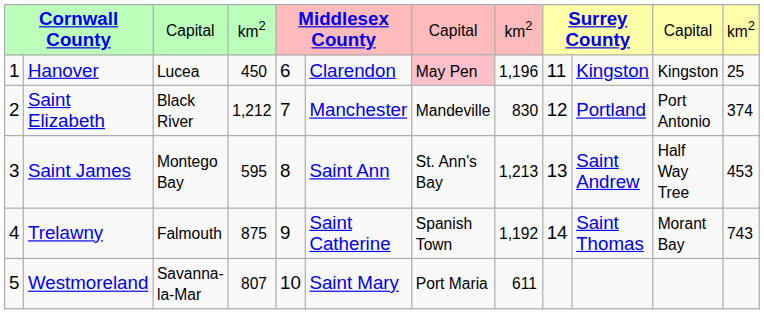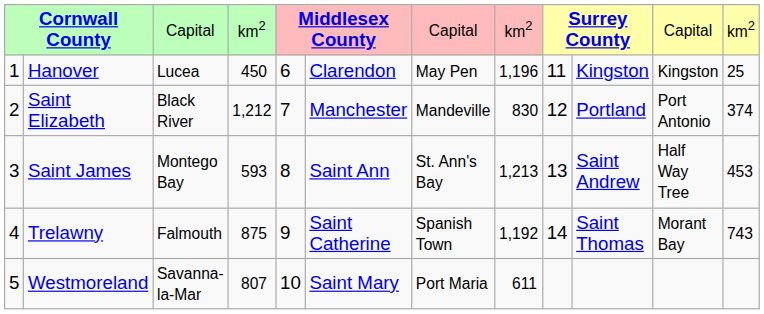(447, 71) pink background -> (447, 71) no background
(250, 172) 595 -> (250, 172) 593
